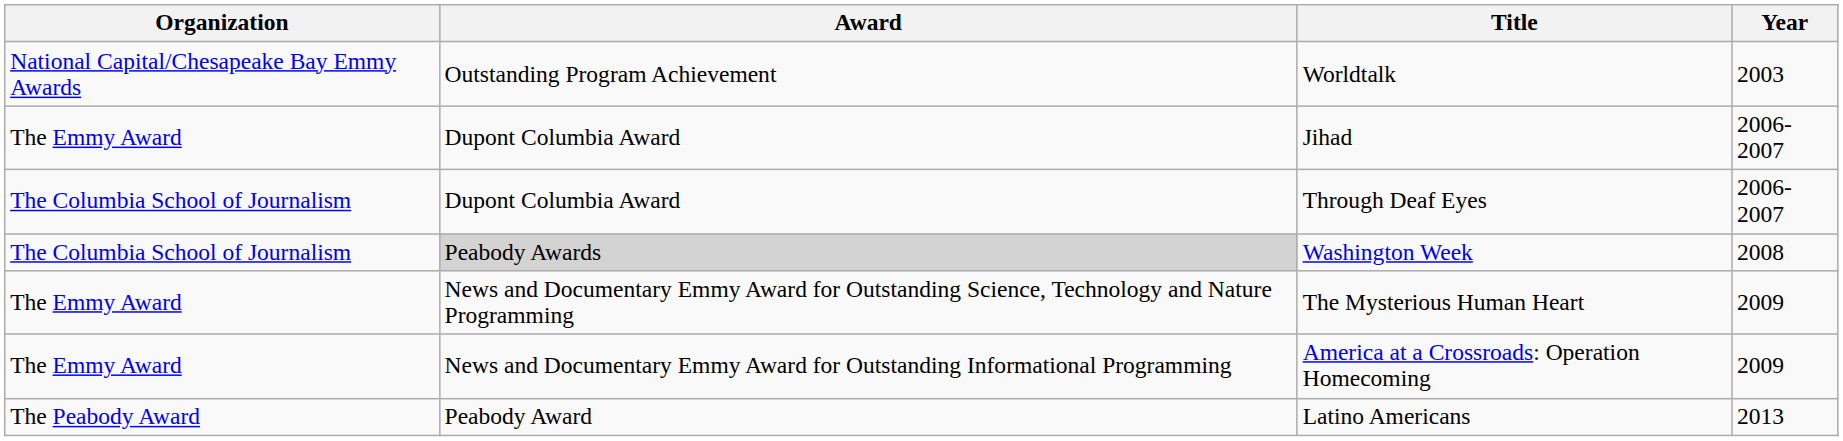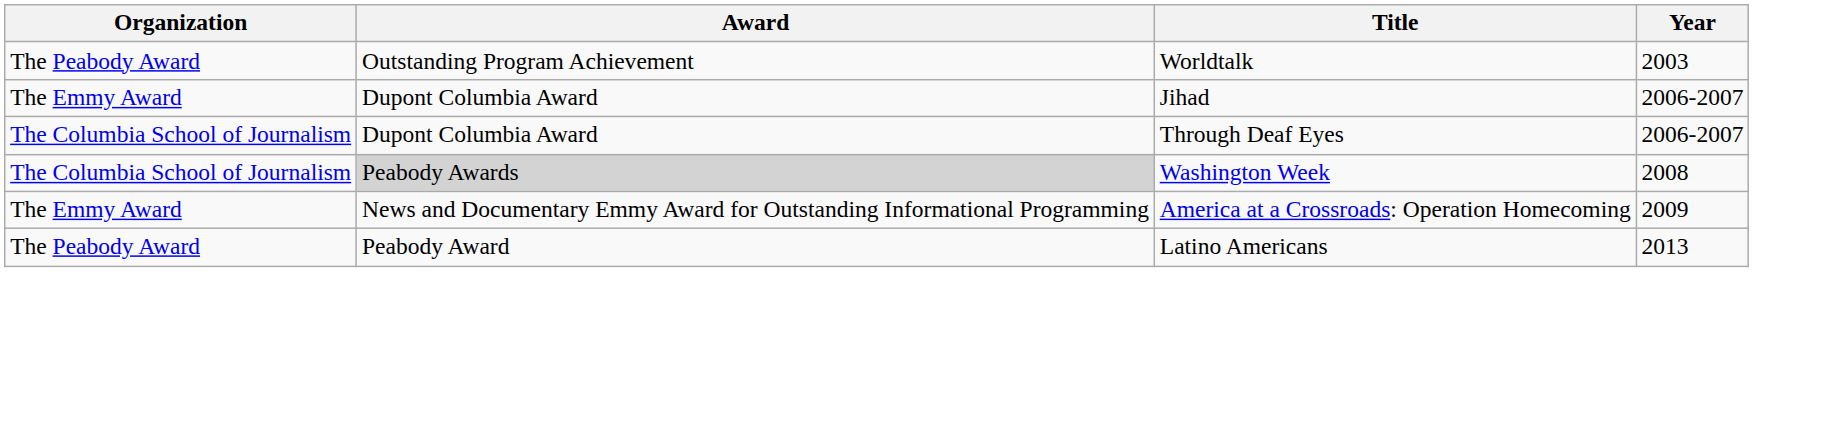(203, 73) National Capital/Chesapeake Bay Emmy Awards -> (105, 60) The Peabody Award
- row: (1443, 302)
